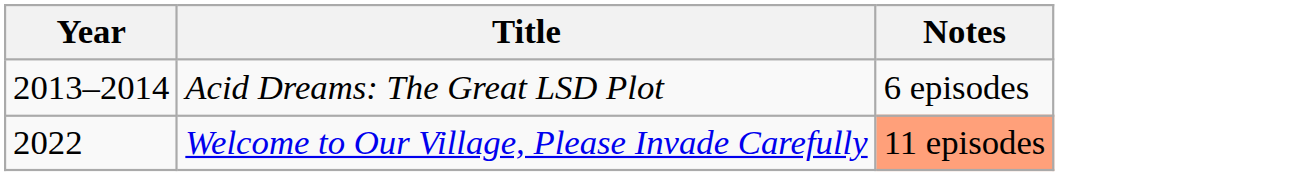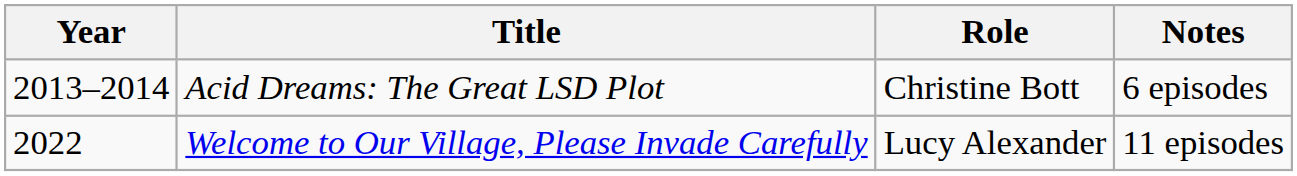+ column: (995, 32)
(965, 142) lightsalmon background -> (1203, 142) no background
